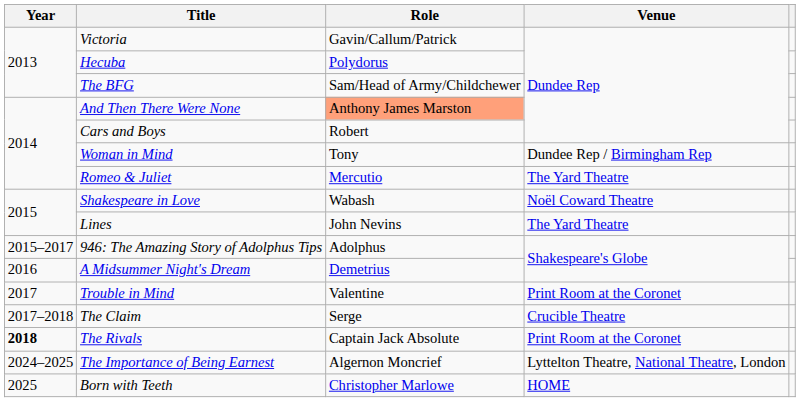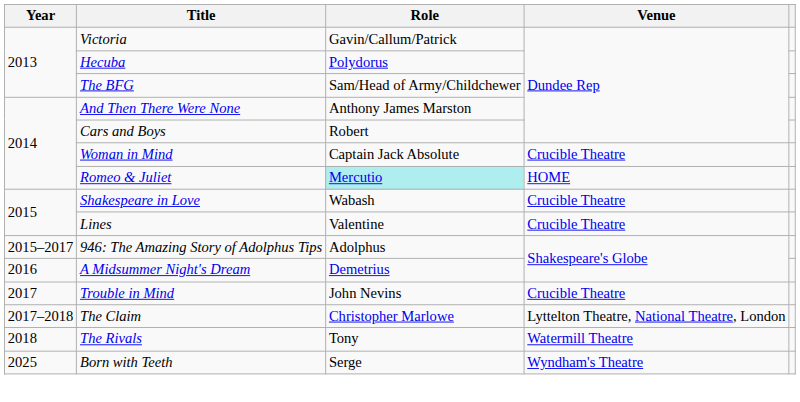(400, 108) lightsalmon background -> (400, 108) no background
(344, 154) Tony -> (394, 154) Captain Jack Absolute
(619, 154) Dundee Rep / Birmingham Rep -> (576, 154) Crucible Theatre
(356, 177) no background -> (356, 177) paleturquoise background
(578, 177) The Yard Theatre -> (549, 177) HOME
(590, 200) Noël Coward Theatre -> (576, 200) Crucible Theatre
(365, 223) John Nevins -> (356, 223) Valentine
(578, 223) The Yard Theatre -> (576, 223) Crucible Theatre
(356, 293) Valentine -> (365, 293) John Nevins
(604, 293) Print Room at the Coronet -> (576, 293) Crucible Theatre
(345, 316) Serge -> (391, 316) Christopher Marlowe
(576, 316) Crucible Theatre -> (656, 316) Lyttelton Theatre, National Theatre, London
(22, 339) bold -> (22, 339) normal
(394, 339) Captain Jack Absolute -> (344, 339) Tony
(604, 339) Print Room at the Coronet -> (580, 339) Watermill Theatre
- row: (177, 362)
(391, 385) Christopher Marlowe -> (345, 362) Serge
(549, 385) HOME -> (585, 362) Wyndham's Theatre
